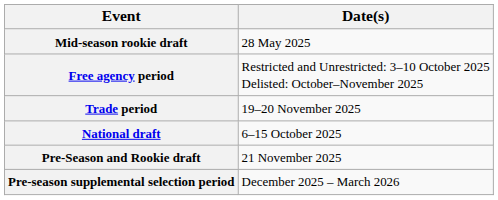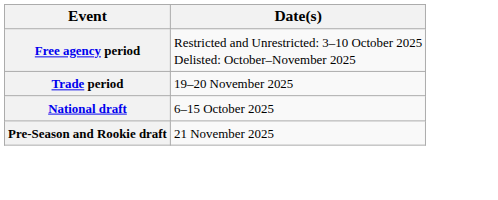- row: (121, 42)
- row: (121, 182)
